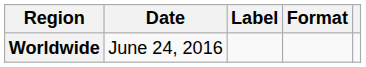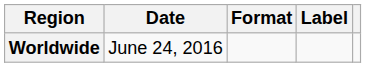columns swapped: (317, 18) <-> (255, 18)
